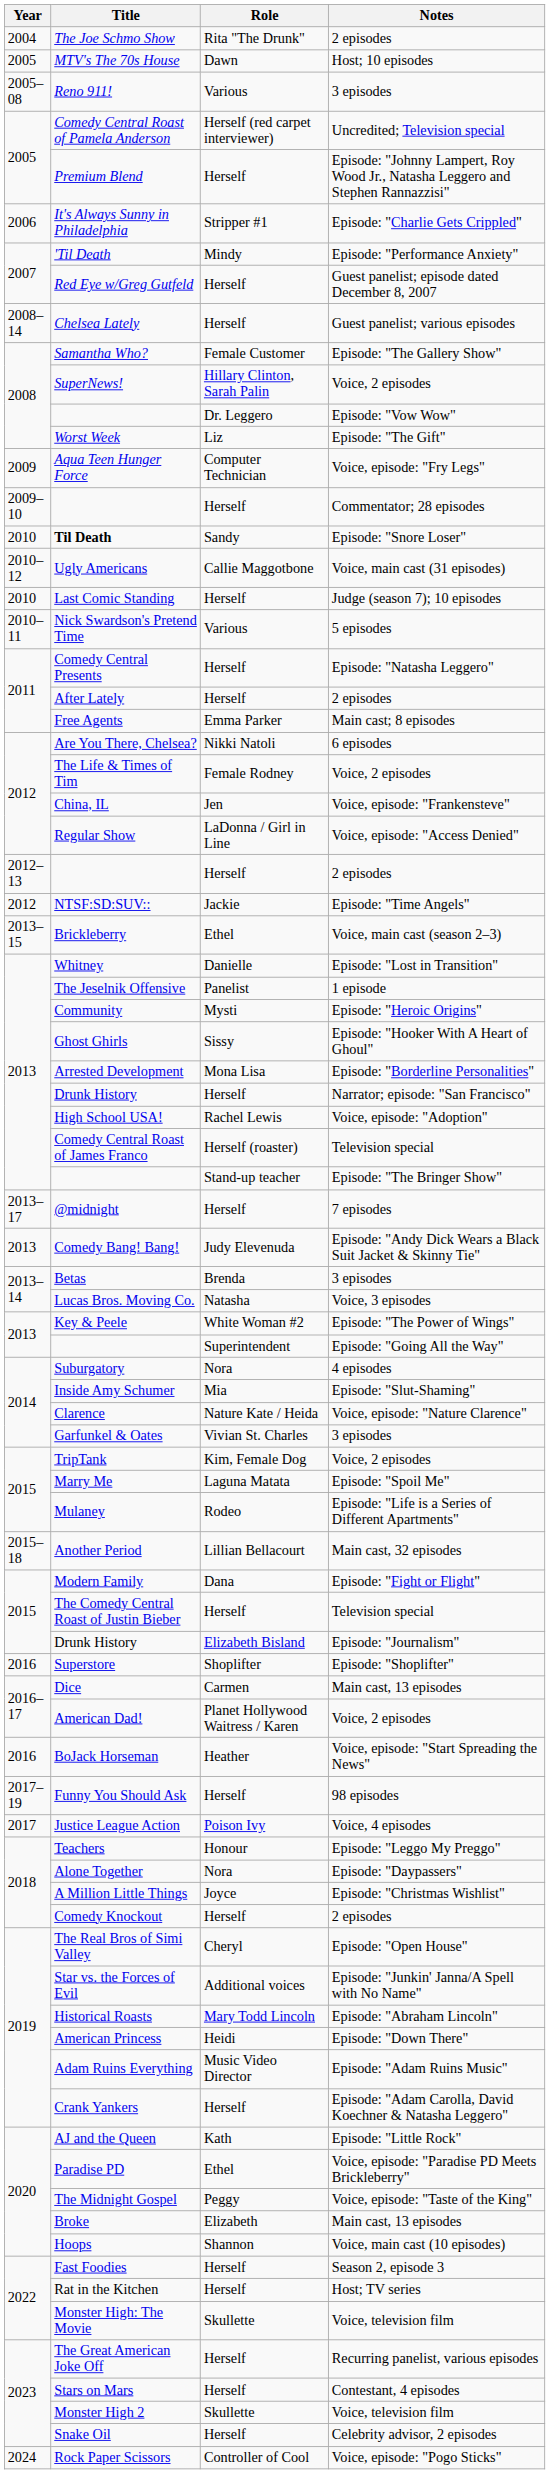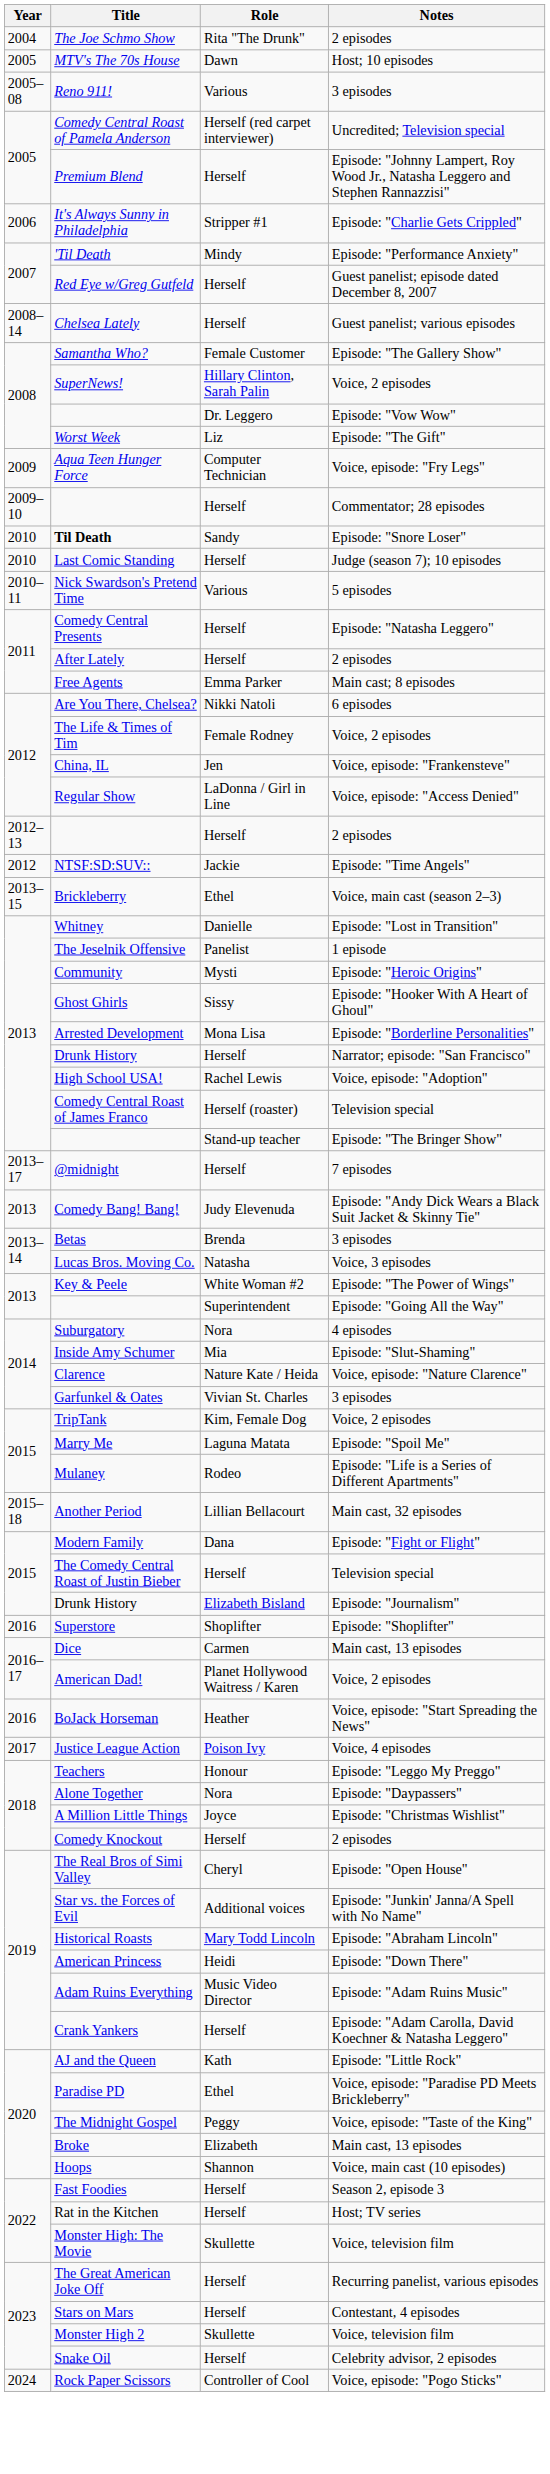- row: (101, 567)
- row: (120, 1795)
